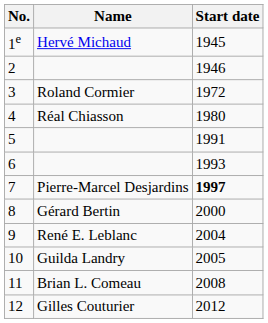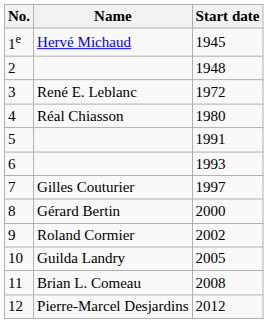(211, 68) 1946 -> (211, 68) 1948
(86, 92) Roland Cormier -> (87, 92) René E. Leblanc
(113, 187) Pierre-Marcel Desjardins -> (86, 187) Gilles Couturier
(211, 187) bold -> (211, 187) normal
(87, 235) René E. Leblanc -> (86, 235) Roland Cormier
(211, 235) 2004 -> (211, 235) 2002
(86, 306) Gilles Couturier -> (113, 306) Pierre-Marcel Desjardins
